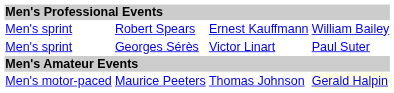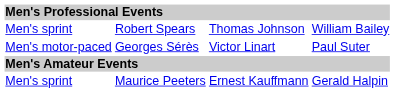(259, 29) Ernest Kauffmann -> (257, 29) Thomas Johnson
(39, 46) Men's sprint -> (59, 46) Men's motor-paced
(59, 81) Men's motor-paced -> (39, 81) Men's sprint
(257, 81) Thomas Johnson -> (259, 81) Ernest Kauffmann
(350, 81) lightyellow background -> (350, 81) no background
